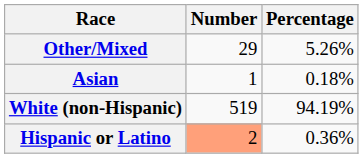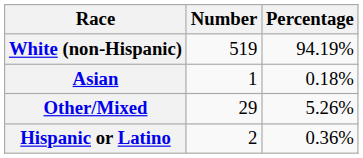rows swapped: (95, 108) <-> (95, 49)
(253, 138) lightsalmon background -> (253, 138) no background
